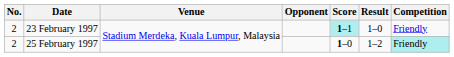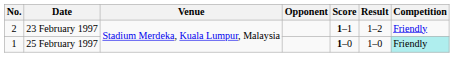(344, 28) paleturquoise background -> (344, 28) no background
(375, 28) 1–0 -> (375, 28) 1–2
(14, 44) 2 -> (14, 44) 1
(375, 44) 1–2 -> (375, 44) 1–0
